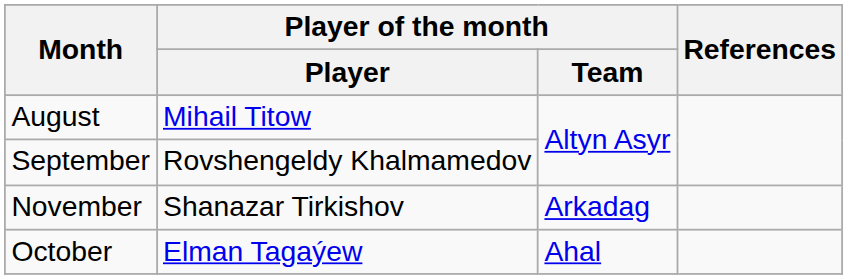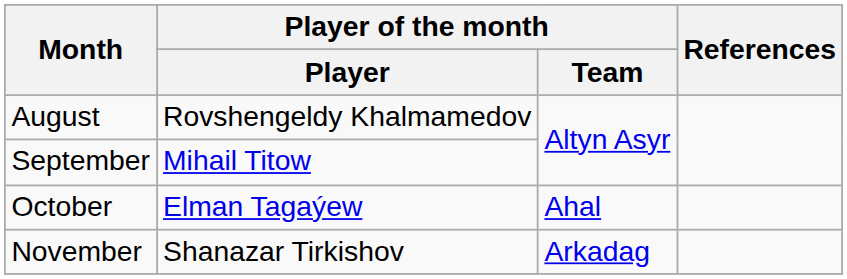(237, 116) Mihail Titow -> (347, 116) Rovshengeldy Khalmamedov
(347, 161) Rovshengeldy Khalmamedov -> (237, 161) Mihail Titow
rows swapped: (62, 251) <-> (77, 206)
